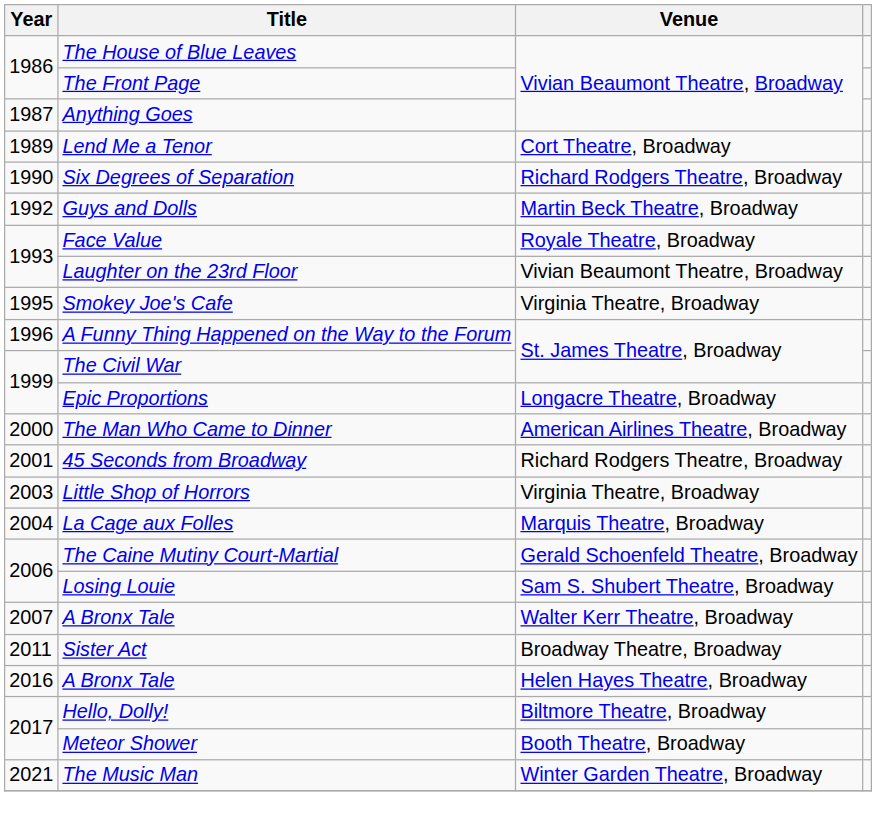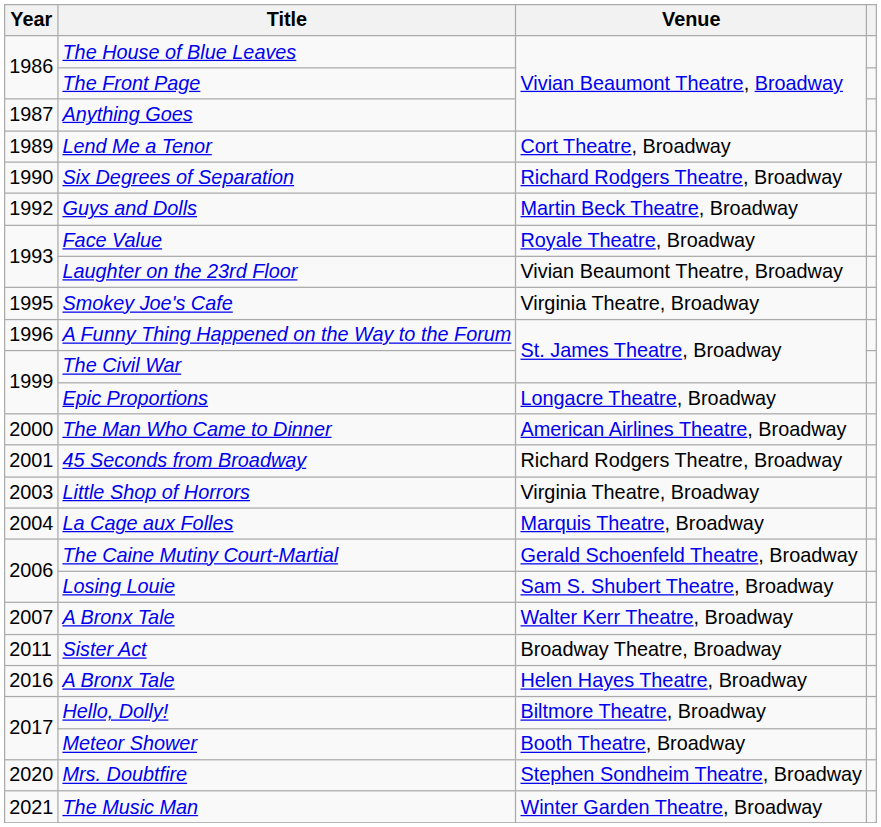+ row: (31, 775)
